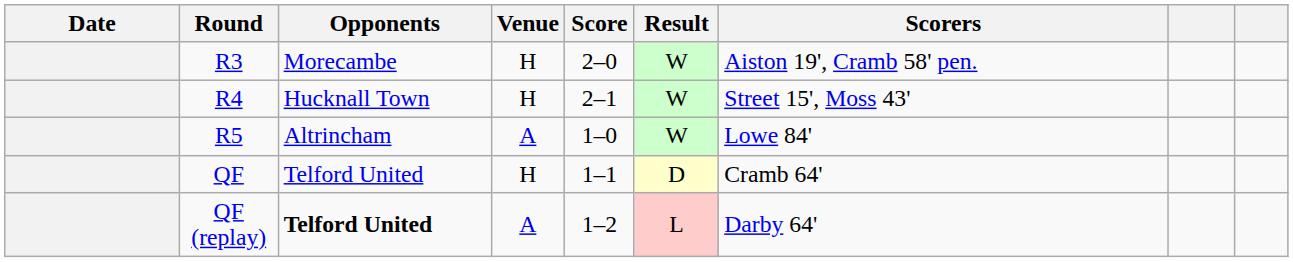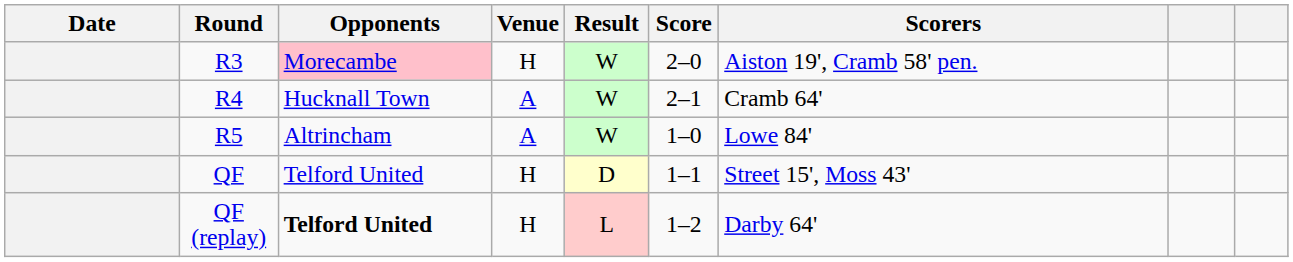columns swapped: (677, 23) <-> (599, 23)
(340, 60) no background -> (340, 60) pink background
(528, 98) H -> (528, 98) A
(817, 98) Street 15', Moss 43' -> (773, 98) Cramb 64'
(773, 173) Cramb 64' -> (817, 173) Street 15', Moss 43'
(528, 224) A -> (528, 224) H
